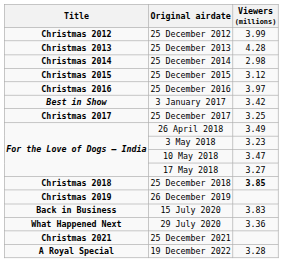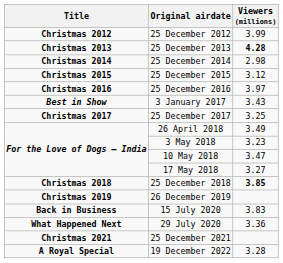(255, 48) normal -> (255, 48) bold
(255, 102) 3.42 -> (255, 102) 3.43
